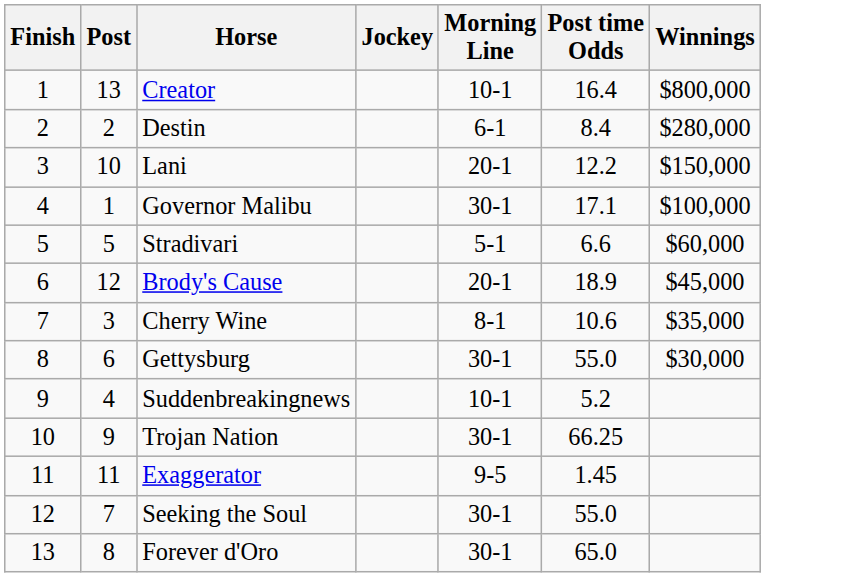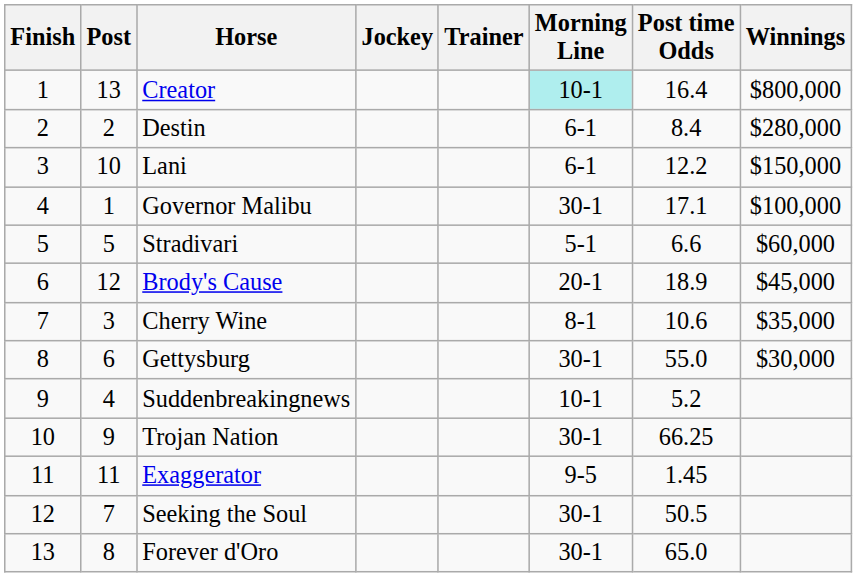+ column: (484, 37)
(490, 89) no background -> (581, 89) paleturquoise background
(490, 166) 20-1 -> (581, 166) 6-1
(596, 513) 55.0 -> (686, 513) 50.5
